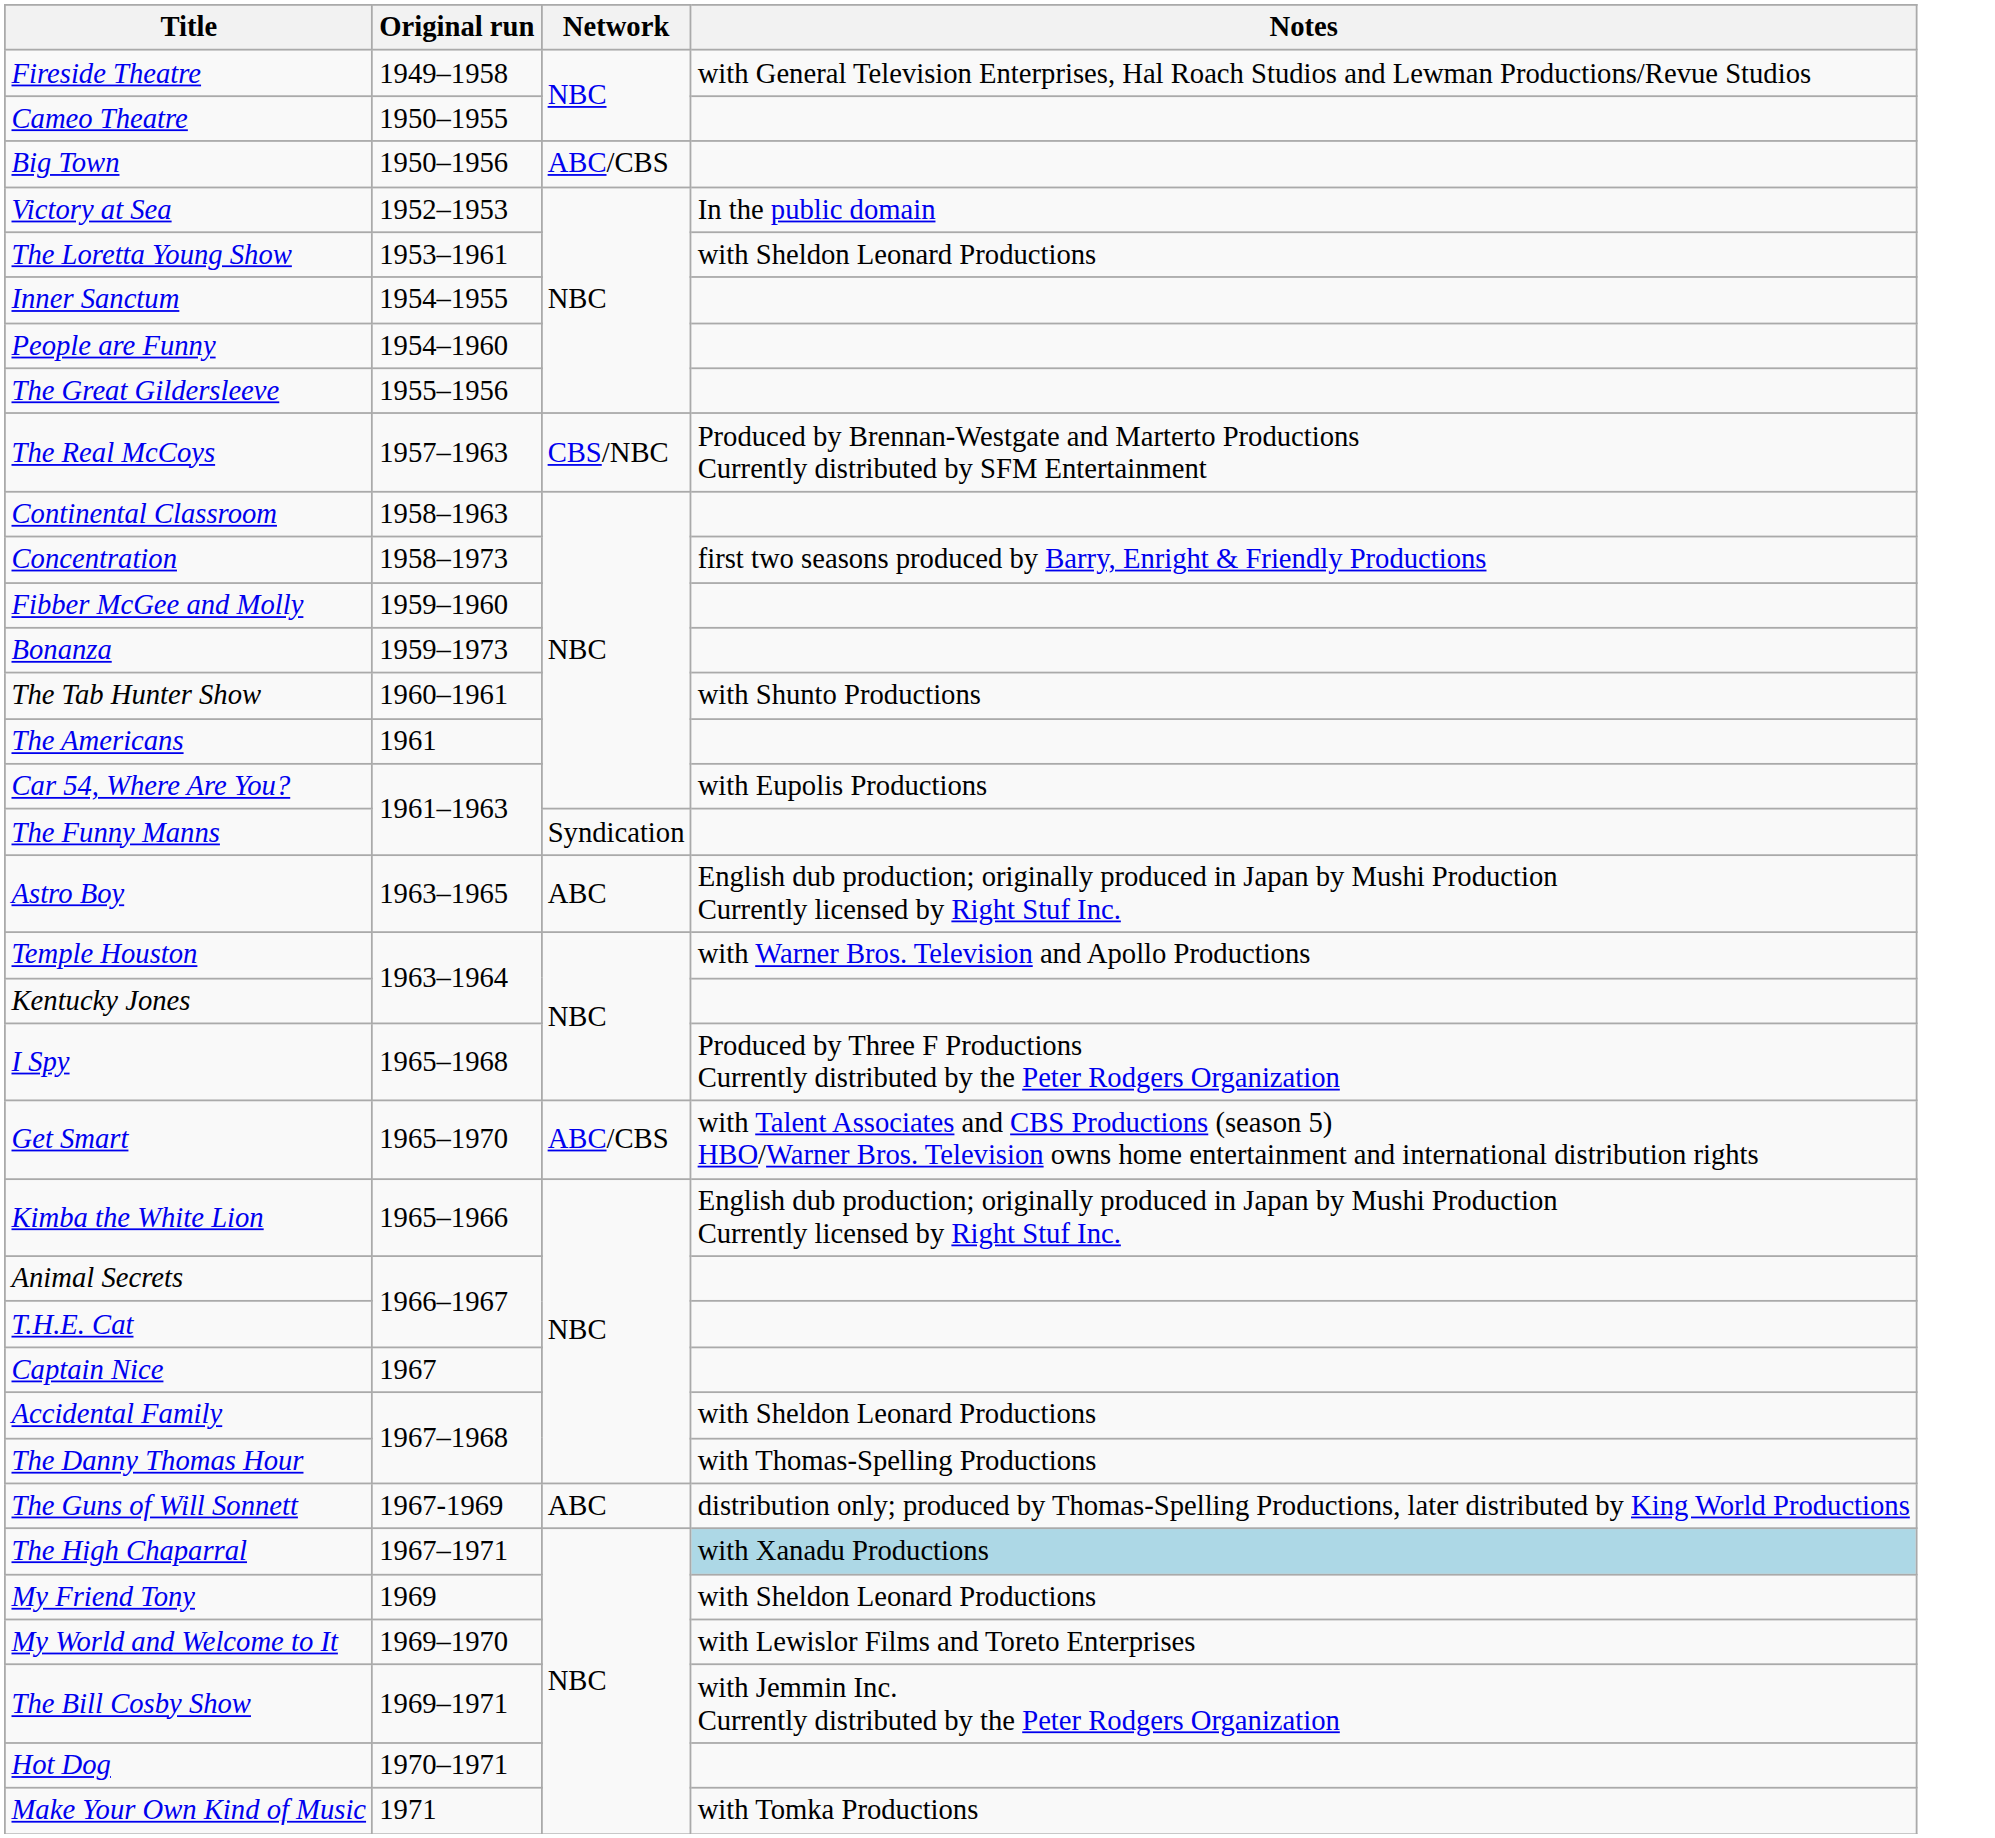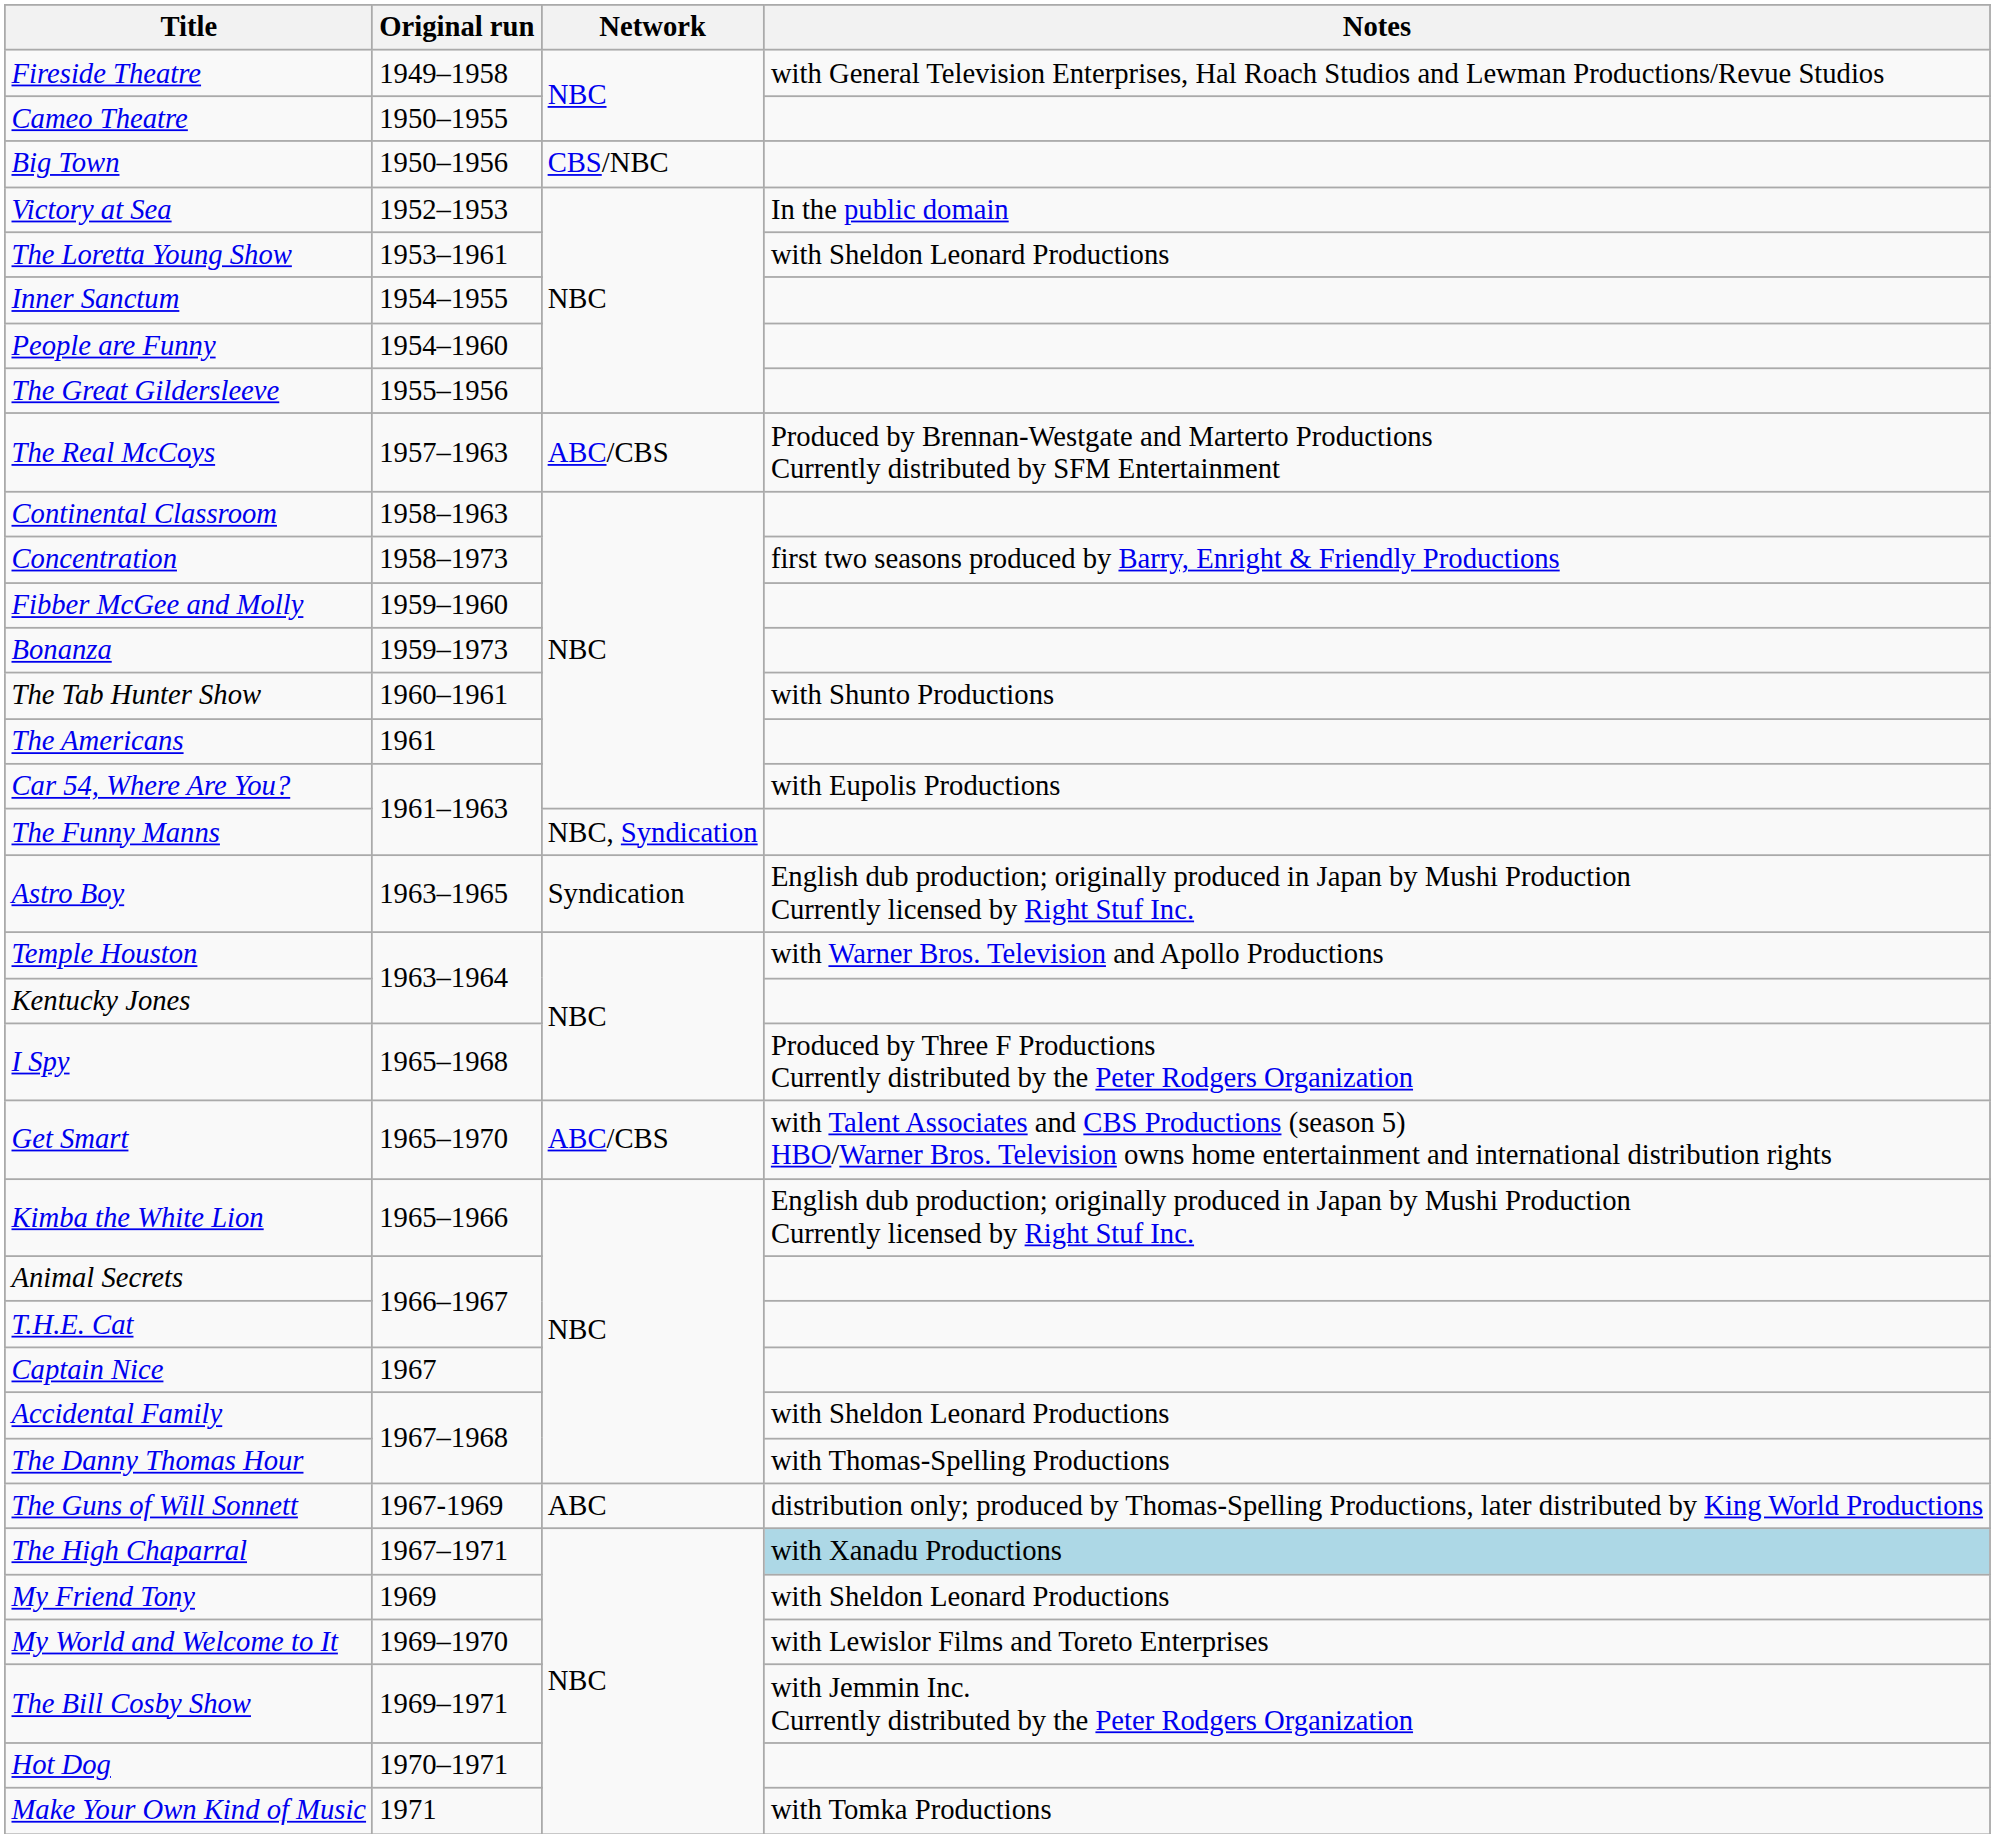(608, 163) ABC/CBS -> (608, 163) CBS/NBC
(608, 452) CBS/NBC -> (608, 452) ABC/CBS
(616, 831) Syndication -> (653, 831) NBC, Syndication
(577, 893) ABC -> (616, 893) Syndication
